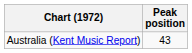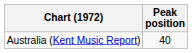(165, 40) 43 -> (165, 40) 40
